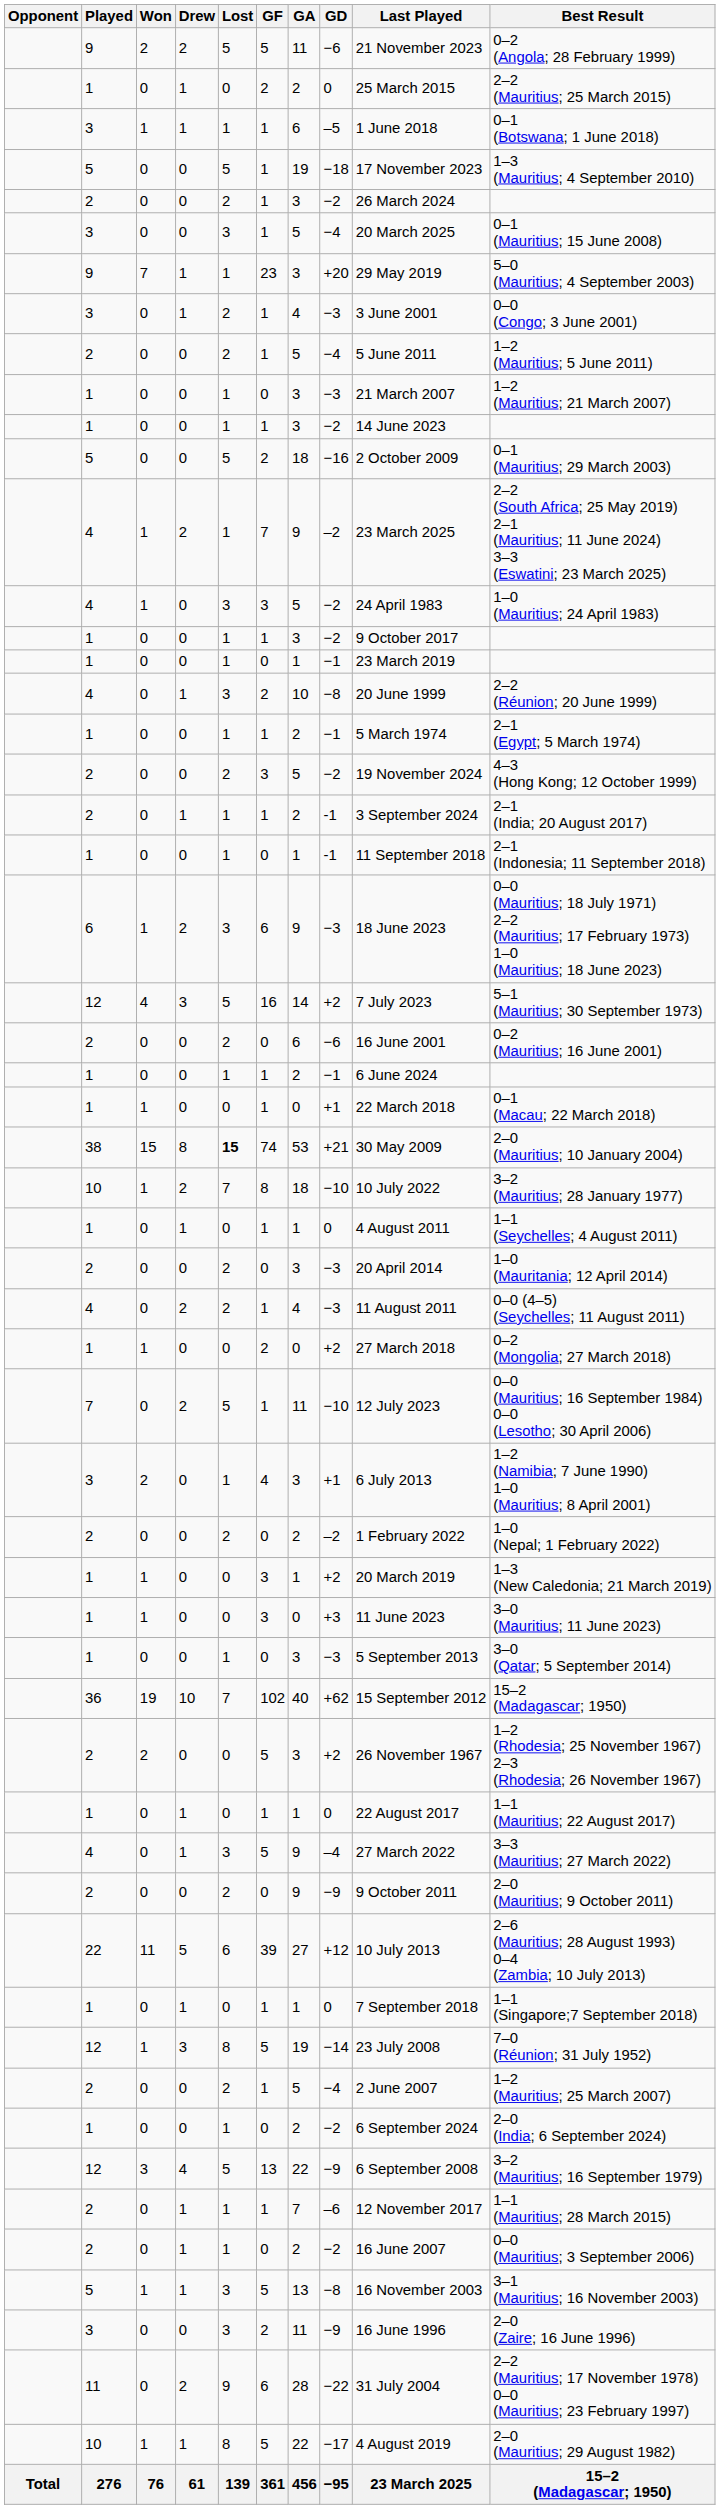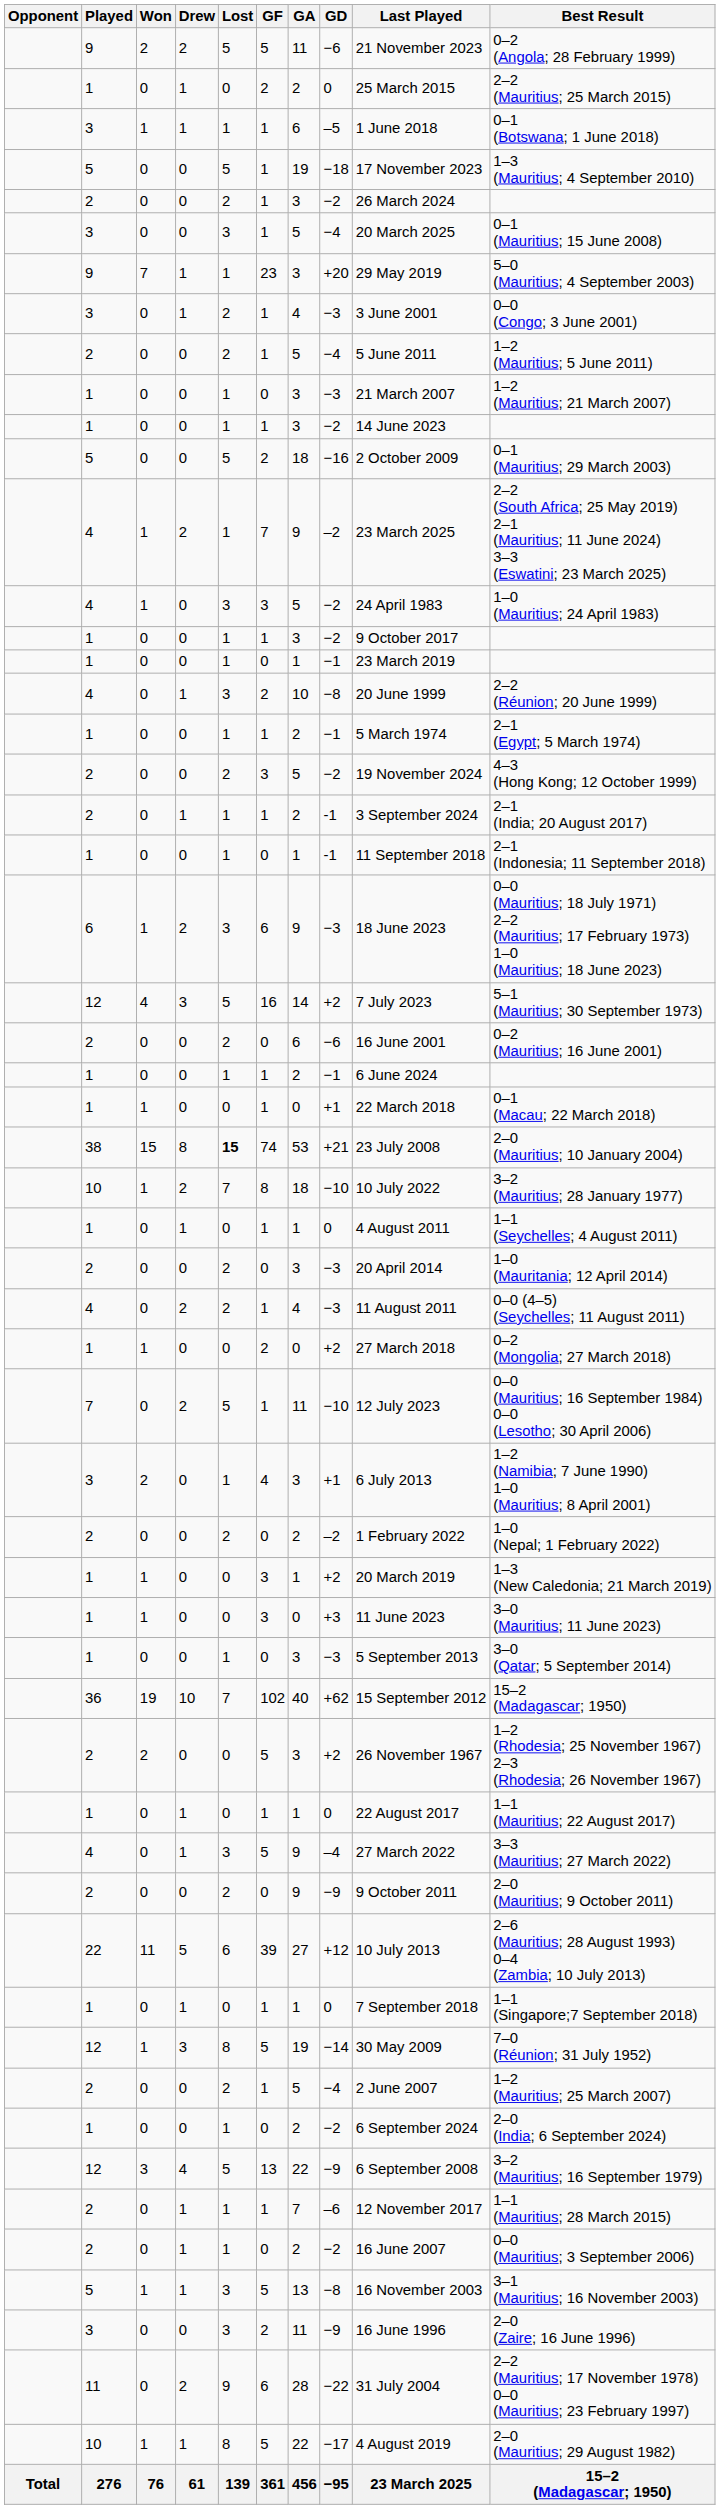(399, 1147) 30 May 2009 -> (398, 1147) 23 July 2008
(398, 2047) 23 July 2008 -> (399, 2047) 30 May 2009
